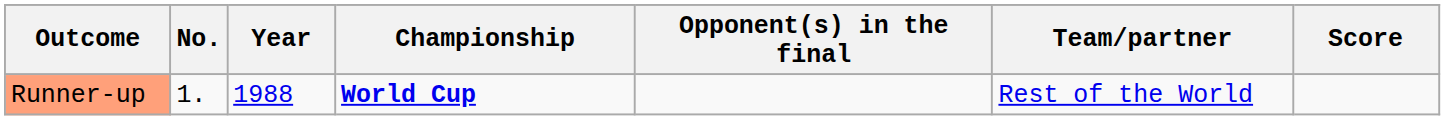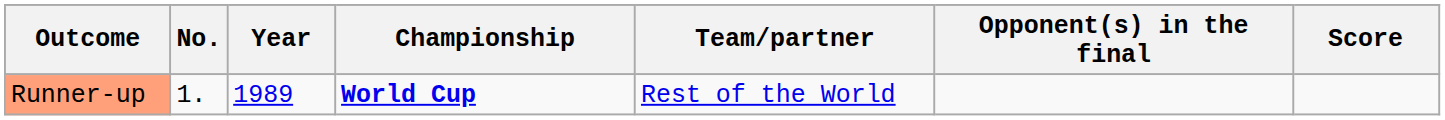columns swapped: (1142, 40) <-> (814, 40)
(263, 95) 1988 -> (263, 95) 1989
